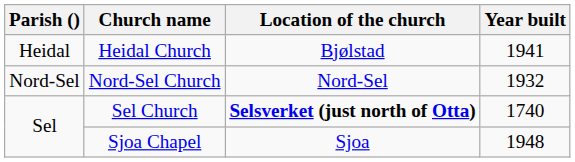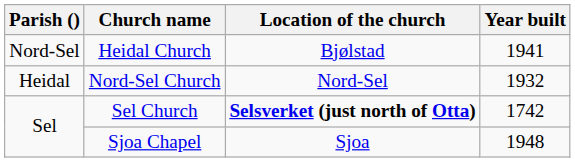(44, 50) Heidal -> (44, 50) Nord-Sel
(44, 80) Nord-Sel -> (44, 80) Heidal
(525, 111) 1740 -> (525, 111) 1742
